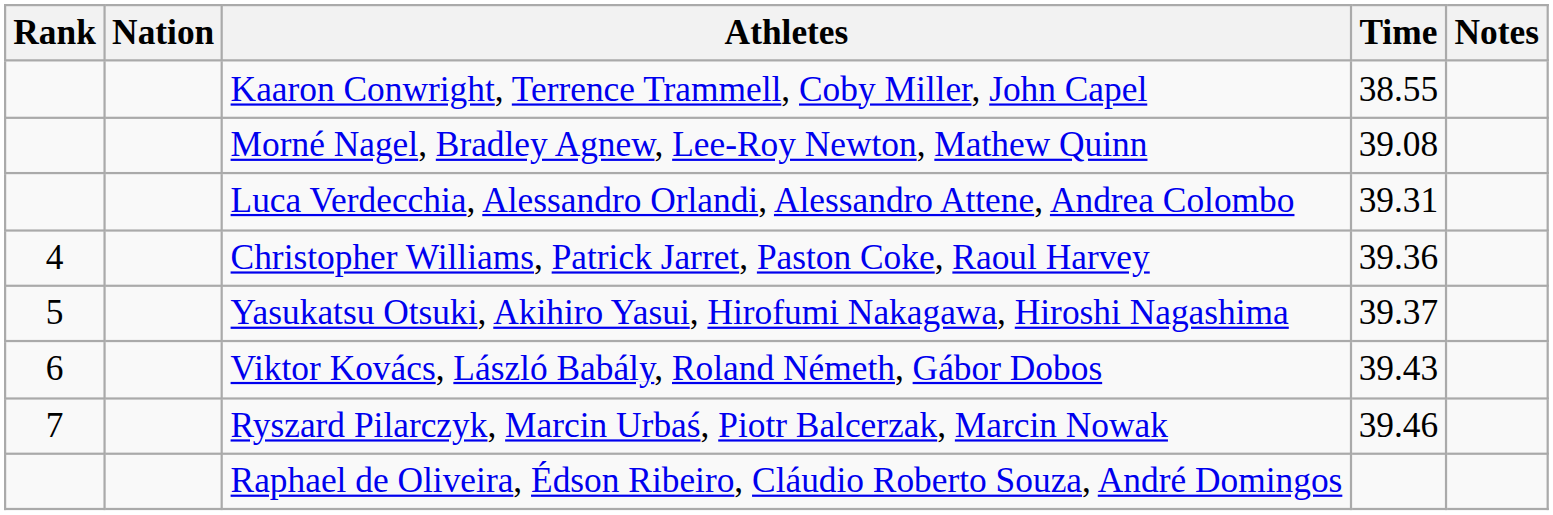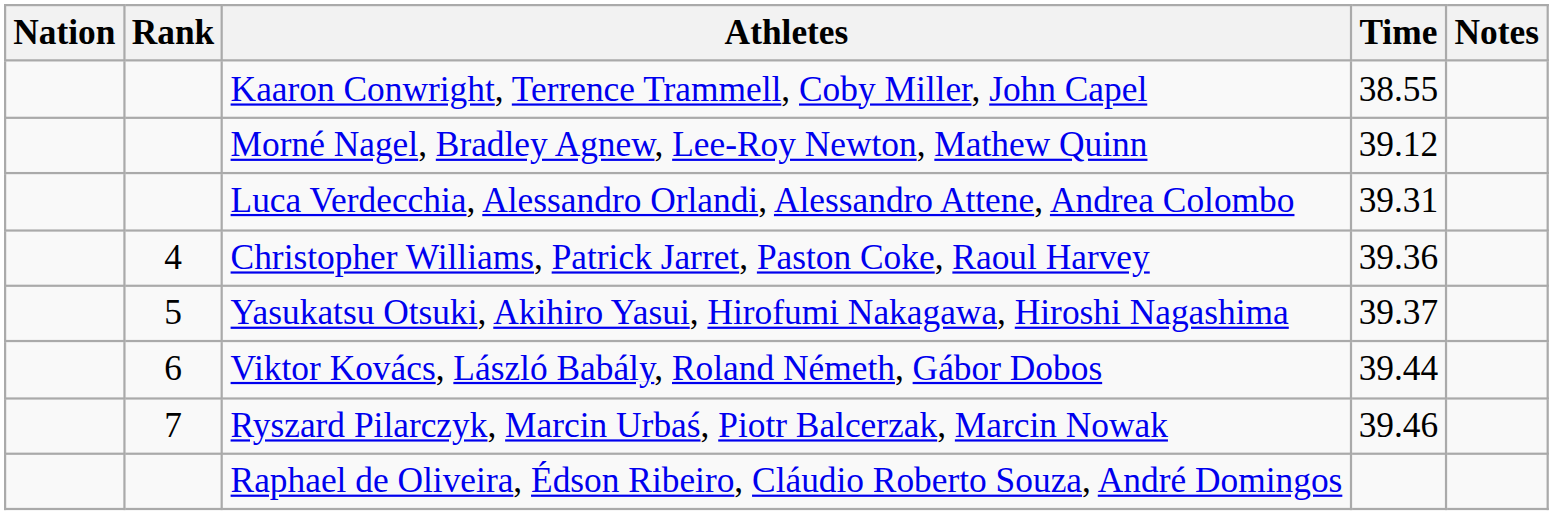columns swapped: (55, 32) <-> (163, 32)
(1398, 144) 39.08 -> (1398, 144) 39.12
(1398, 369) 39.43 -> (1398, 369) 39.44
